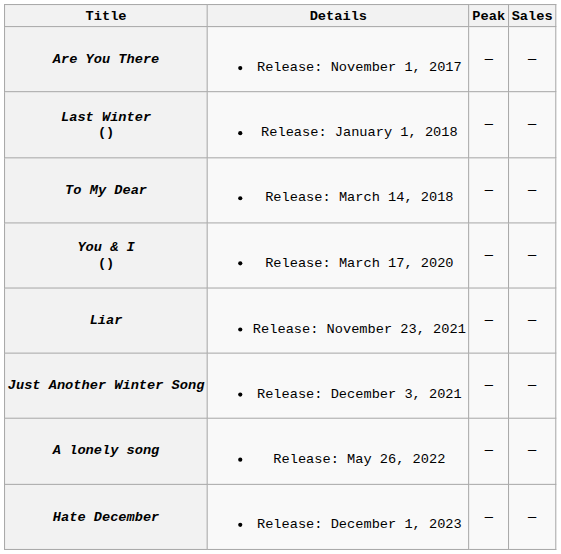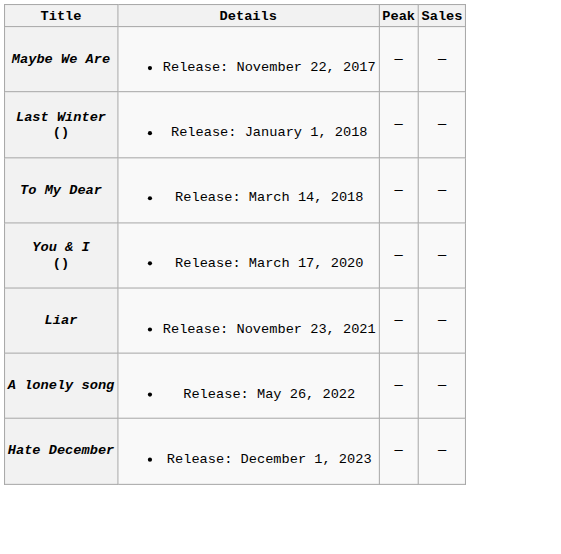- row: (106, 59)
+ row: (61, 59)
- row: (106, 386)
